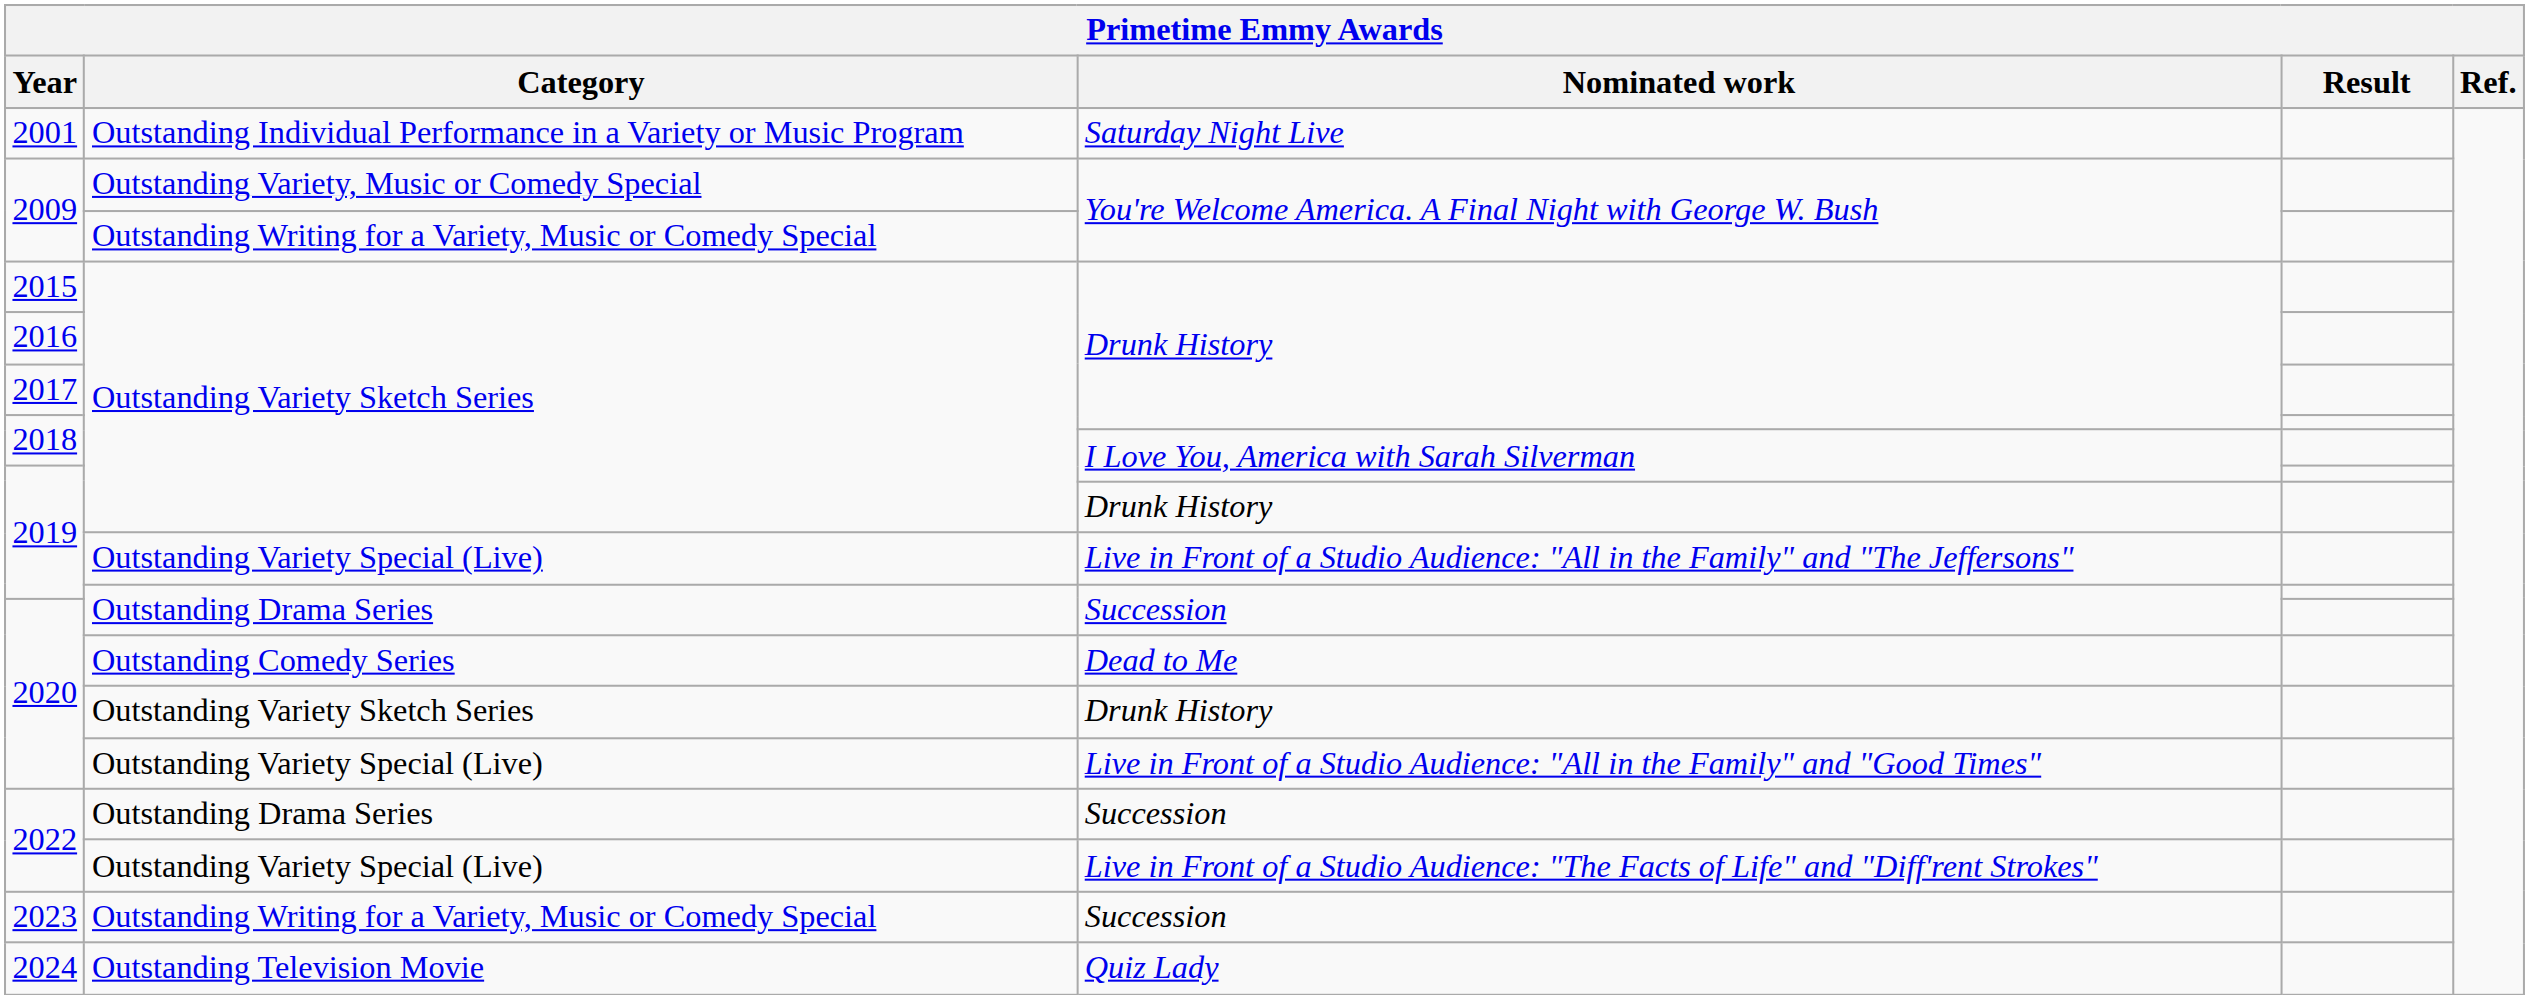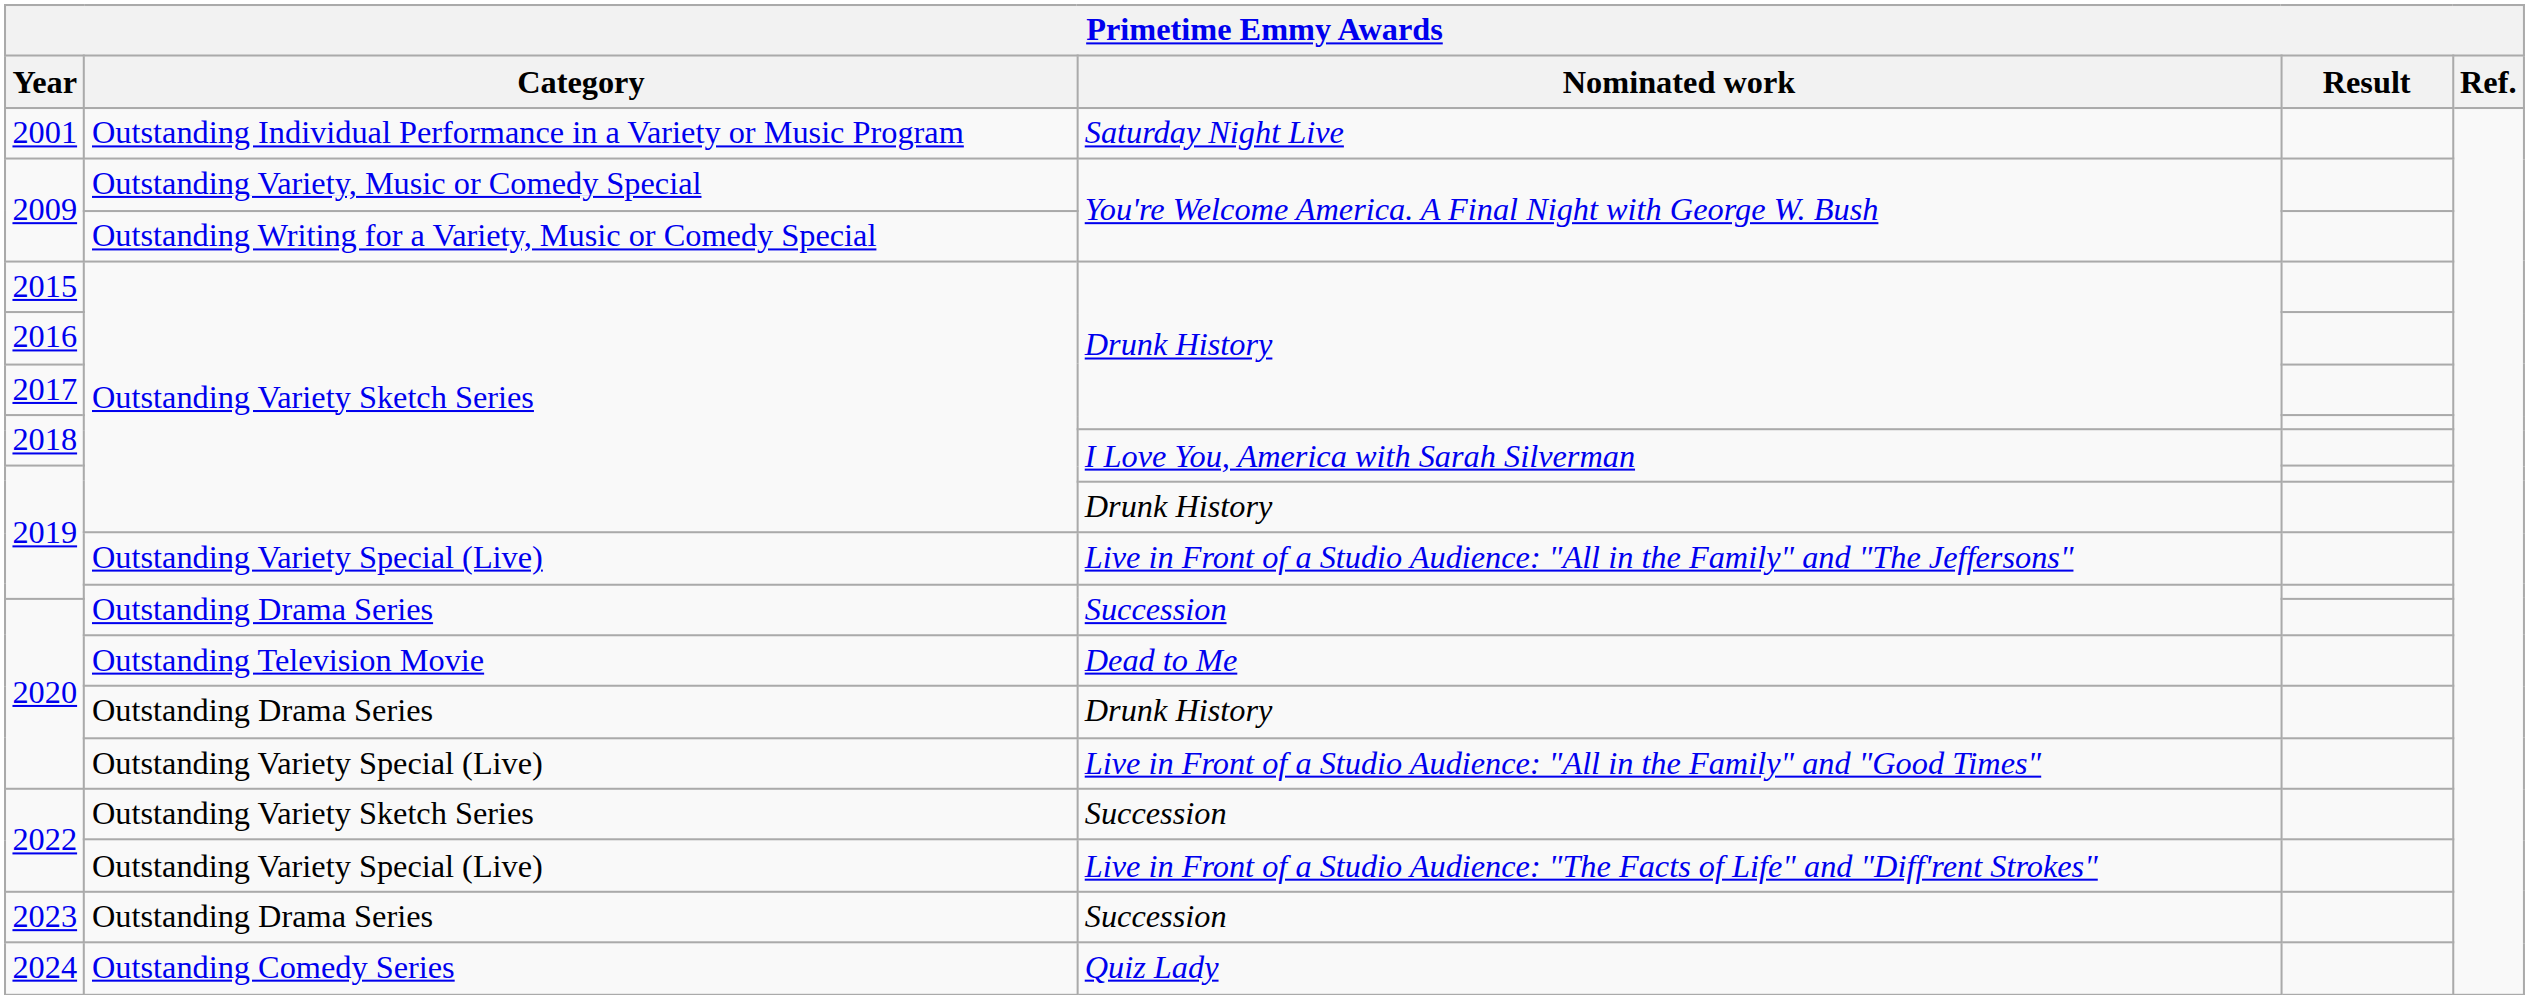(273, 660) Outstanding Comedy Series -> (288, 660) Outstanding Television Movie
(313, 711) Outstanding Variety Sketch Series -> (263, 711) Outstanding Drama Series
(263, 813) Outstanding Drama Series -> (313, 813) Outstanding Variety Sketch Series
(484, 916) Outstanding Writing for a Variety, Music or Comedy Special -> (263, 916) Outstanding Drama Series
(288, 967) Outstanding Television Movie -> (273, 967) Outstanding Comedy Series
